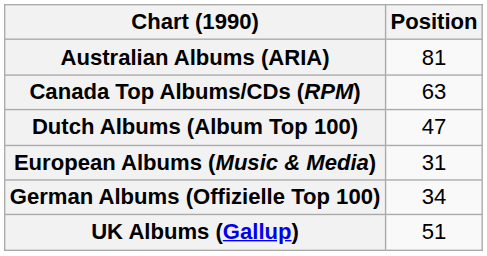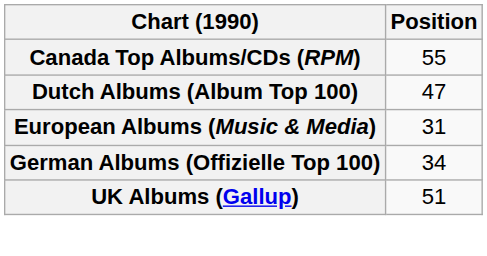- row: (195, 57)
(434, 92) 63 -> (434, 57) 55
